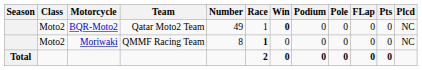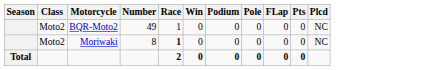- column: (163, 12)
(287, 27) bold -> (200, 27) normal
